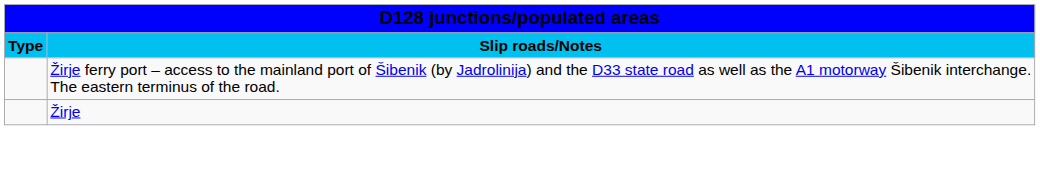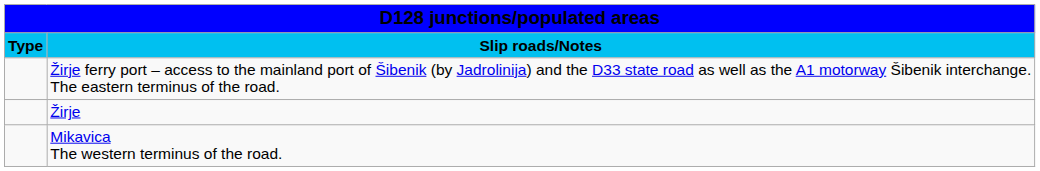+ row: (166, 145)
